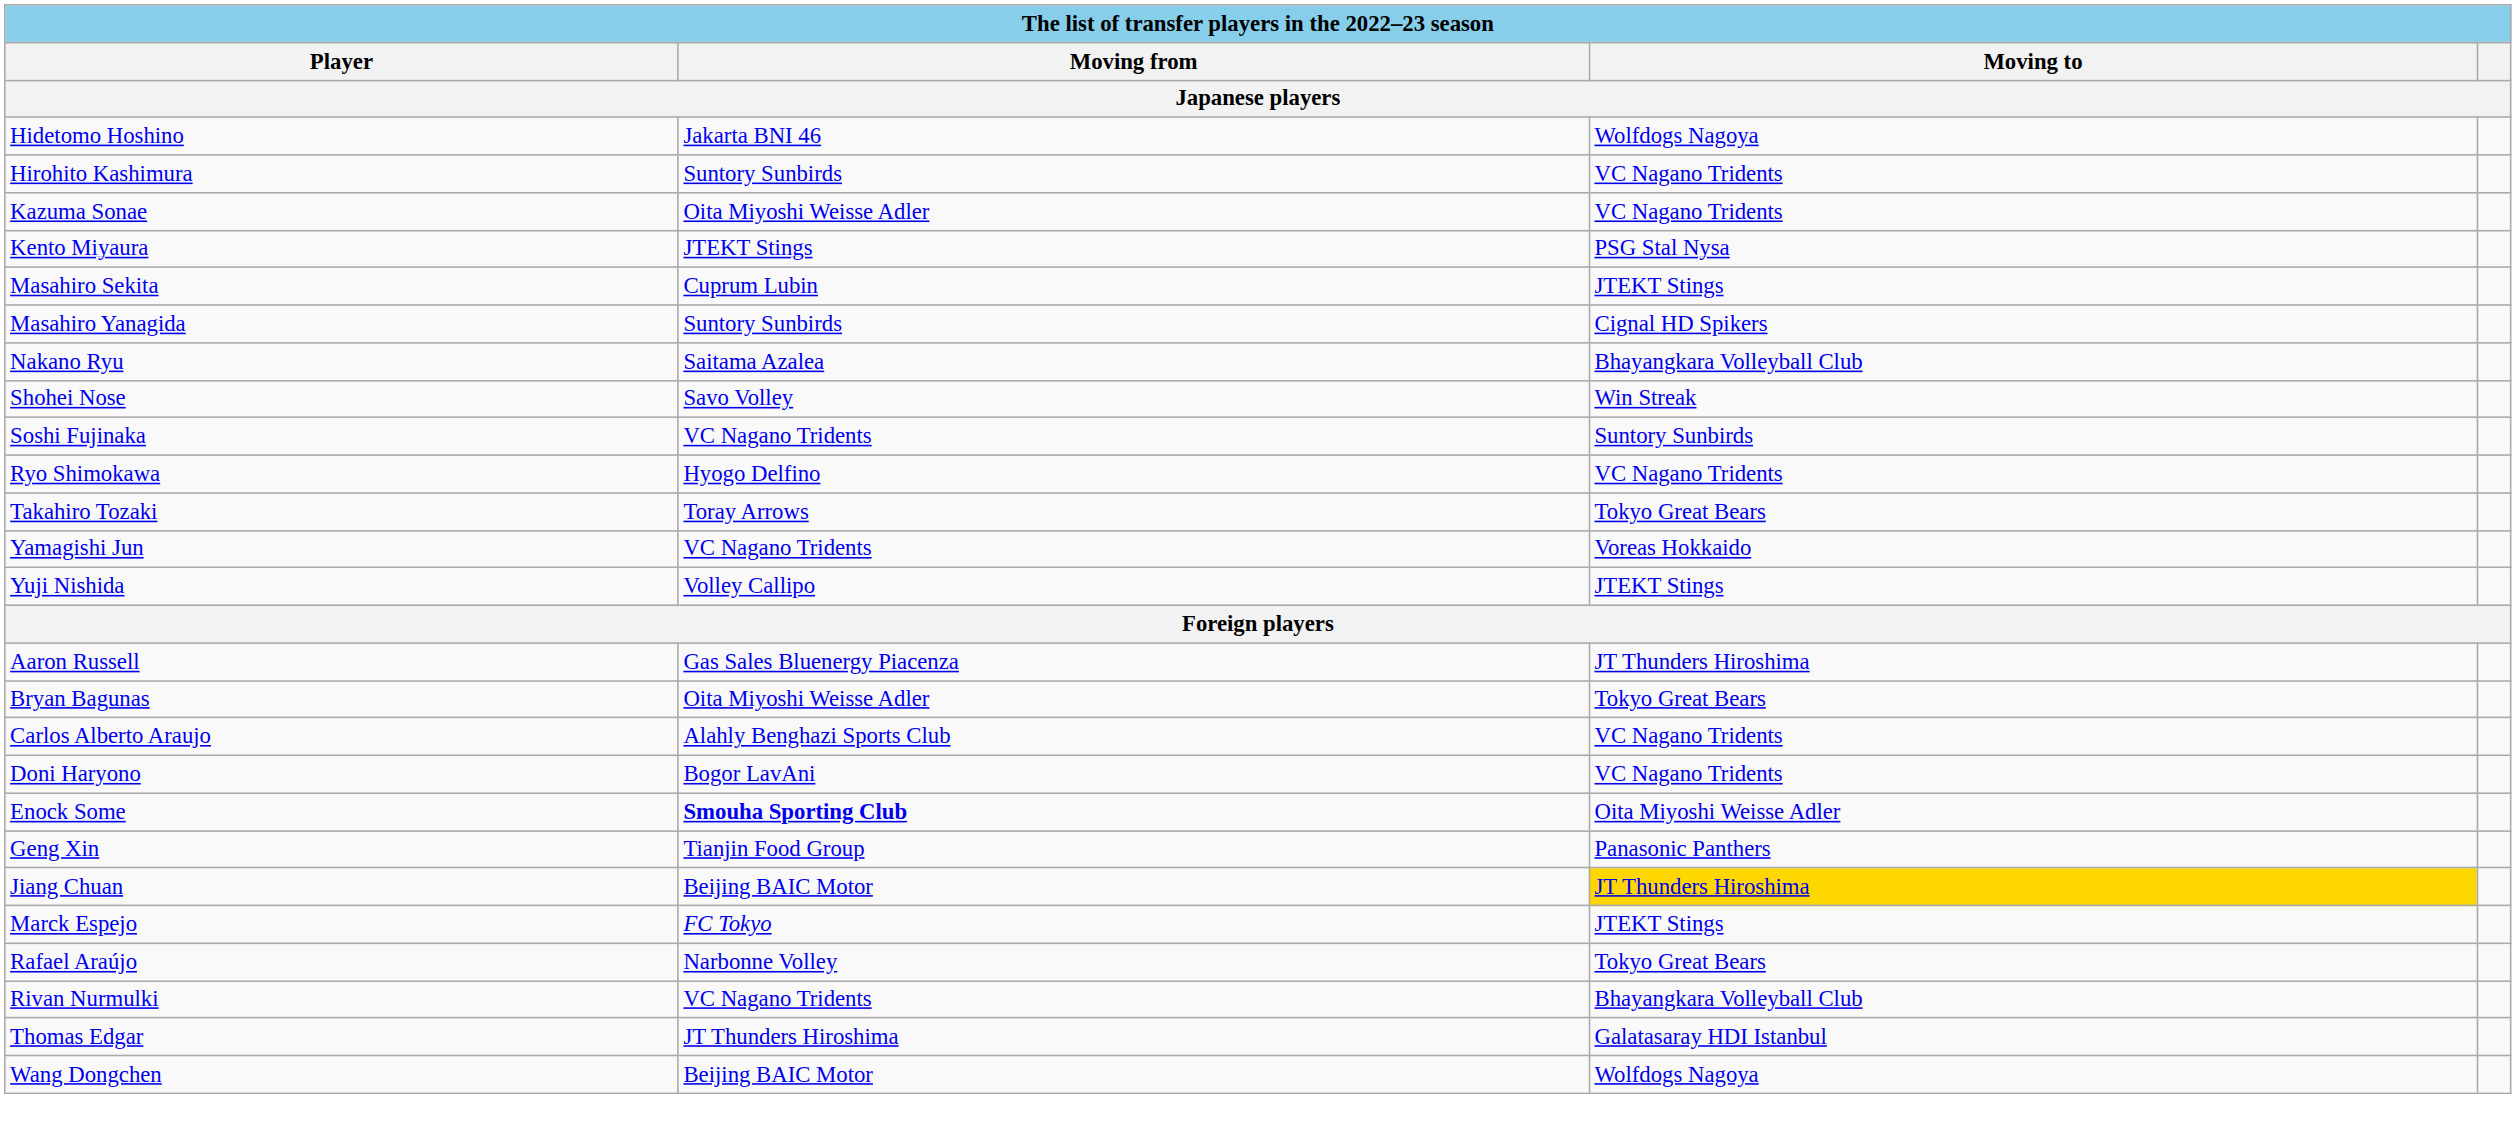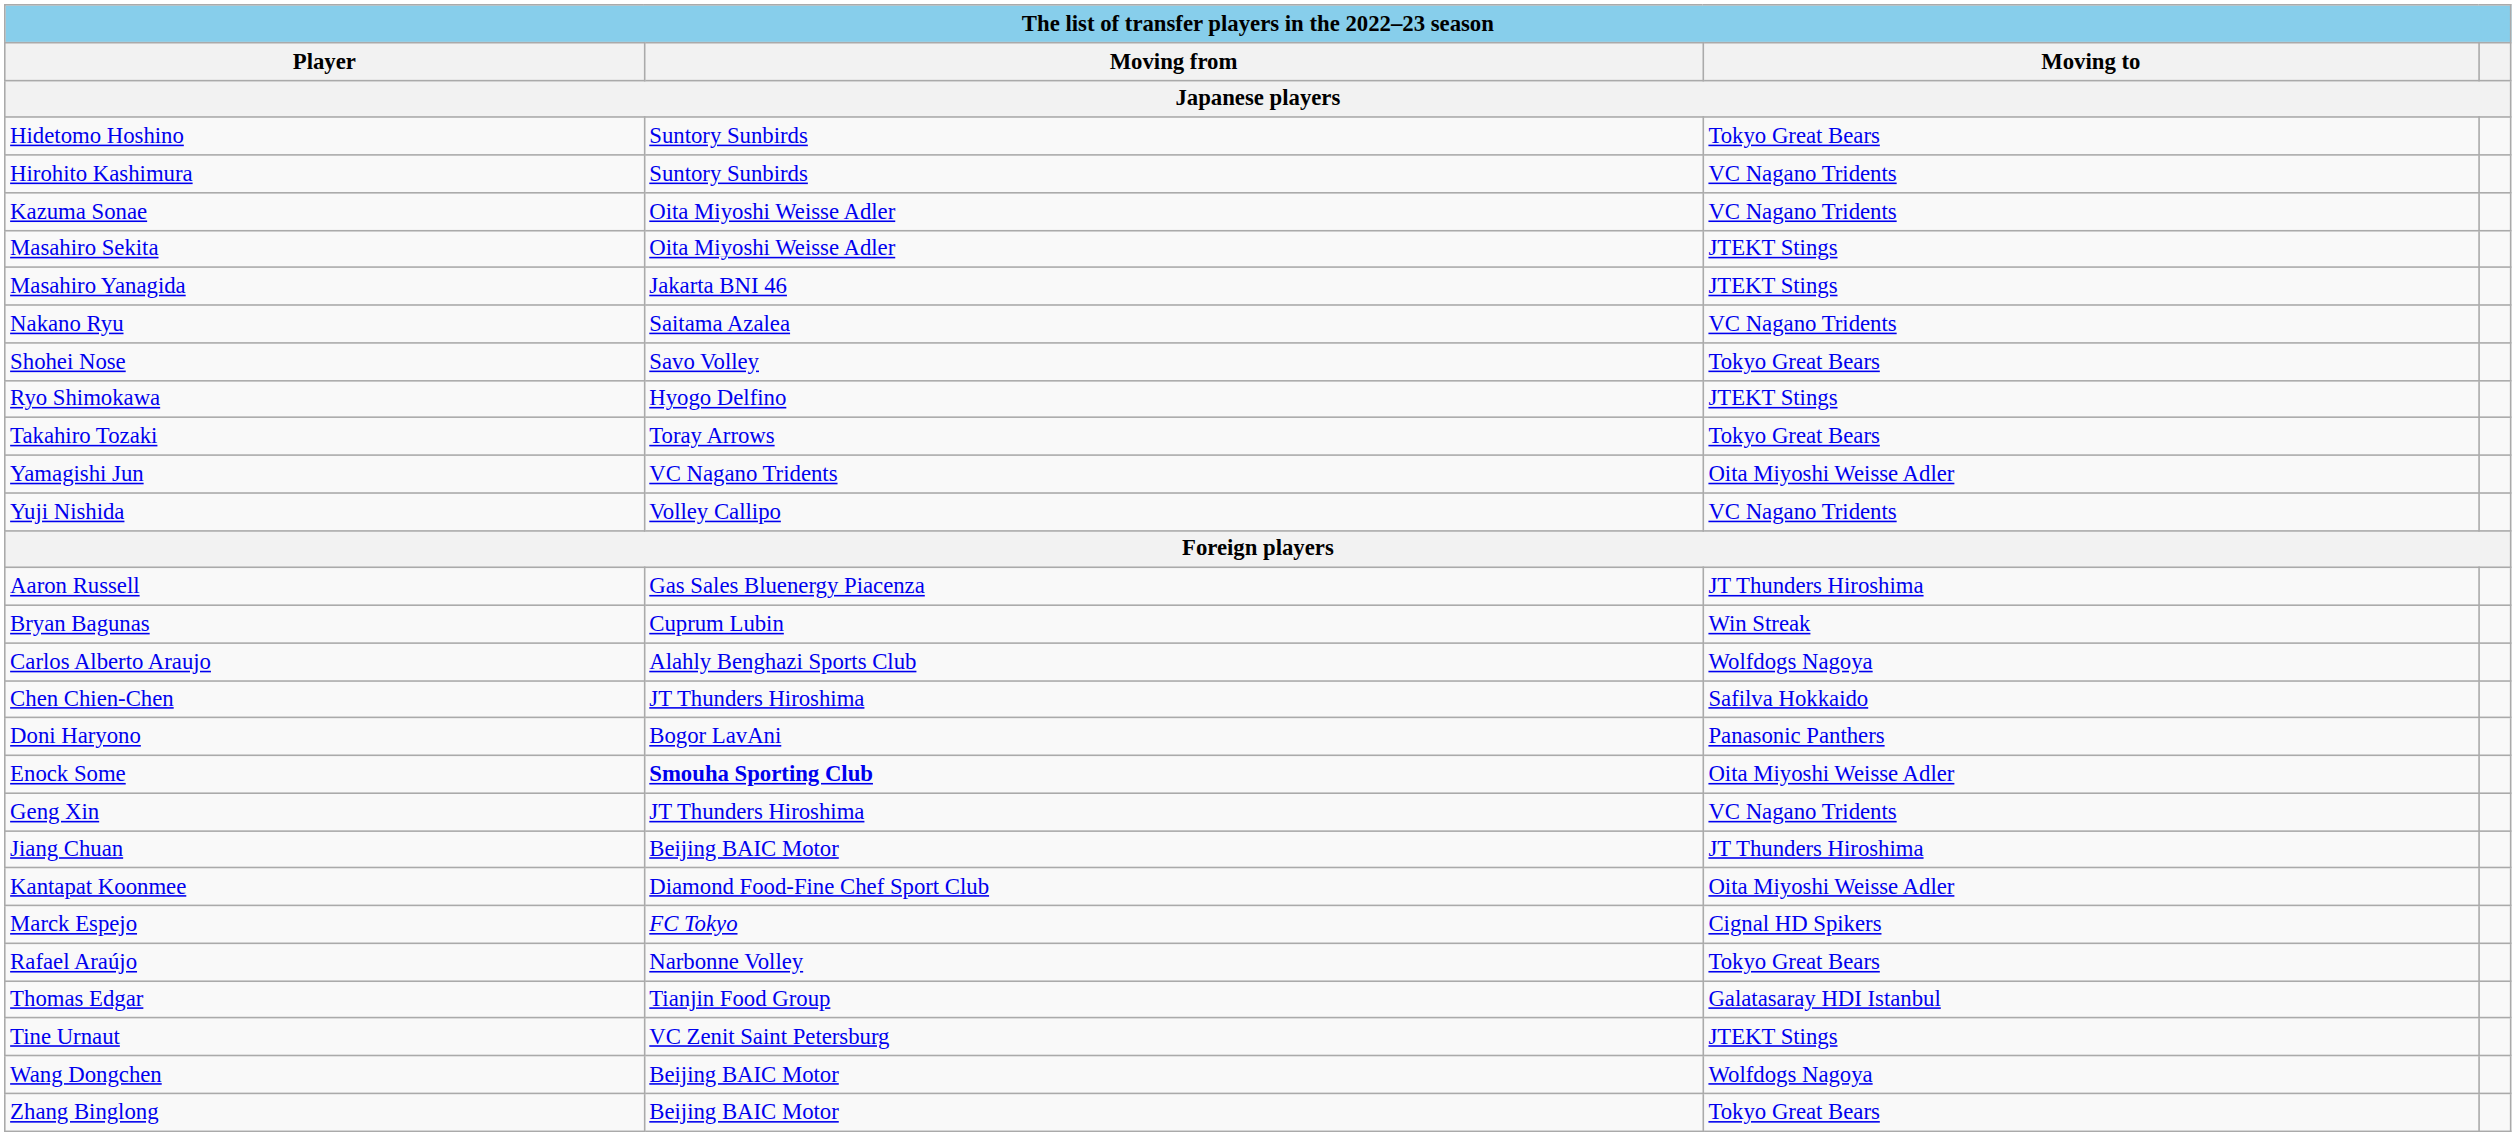(752, 136) Jakarta BNI 46 -> (729, 136) Suntory Sunbirds
(1677, 136) Wolfdogs Nagoya -> (1794, 136) Tokyo Great Bears
- row: (79, 248)
(751, 286) Cuprum Lubin -> (772, 248) Oita Miyoshi Weisse Adler
(763, 323) Suntory Sunbirds -> (718, 286) Jakarta BNI 46
(1681, 323) Cignal HD Spikers -> (1773, 286) JTEKT Stings
(1729, 361) Bhayangkara Volleyball Club -> (1803, 323) VC Nagano Tridents
(1645, 398) Win Streak -> (1794, 361) Tokyo Great Bears
- row: (78, 436)
(1689, 473) VC Nagano Tridents -> (1773, 398) JTEKT Stings
(1673, 549) Voreas Hokkaido -> (1831, 473) Oita Miyoshi Weisse Adler
(1659, 586) JTEKT Stings -> (1803, 511) VC Nagano Tridents
(806, 699) Oita Miyoshi Weisse Adler -> (717, 624) Cuprum Lubin
(1680, 699) Tokyo Great Bears -> (1759, 624) Win Streak
(1689, 736) VC Nagano Tridents -> (1791, 661) Wolfdogs Nagoya
+ row: (92, 699)
(1689, 774) VC Nagano Tridents -> (1797, 736) Panasonic Panthers
(774, 849) Tianjin Food Group -> (757, 811) JT Thunders Hiroshima
(1683, 849) Panasonic Panthers -> (1803, 811) VC Nagano Tridents
(1702, 886) gold background -> (1816, 849) no background
+ row: (98, 886)
(1659, 924) JTEKT Stings -> (1795, 924) Cignal HD Spikers
- row: (84, 999)
(791, 1036) JT Thunders Hiroshima -> (740, 999) Tianjin Food Group
+ row: (65, 1036)
+ row: (84, 1111)
